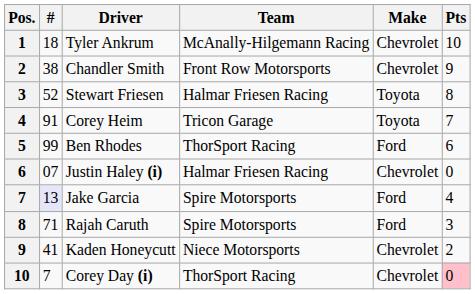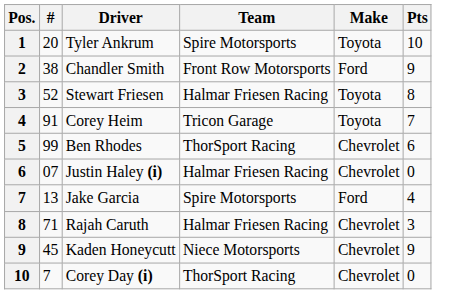(51, 43) 18 -> (51, 43) 20
(276, 43) McAnally-Hilgemann Racing -> (240, 43) Spire Motorsports
(407, 43) Chevrolet -> (360, 43) Toyota
(407, 69) Chevrolet -> (353, 69) Ford
(391, 146) Ford -> (369, 146) Chevrolet
(51, 198) lavender background -> (51, 198) no background
(240, 224) Spire Motorsports -> (255, 224) Halmar Friesen Racing
(391, 224) Ford -> (369, 224) Chevrolet
(51, 249) 41 -> (51, 249) 45
(449, 249) 2 -> (411, 249) 9
(449, 275) pink background -> (411, 275) no background
